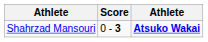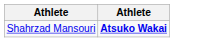- column: (114, 12)
